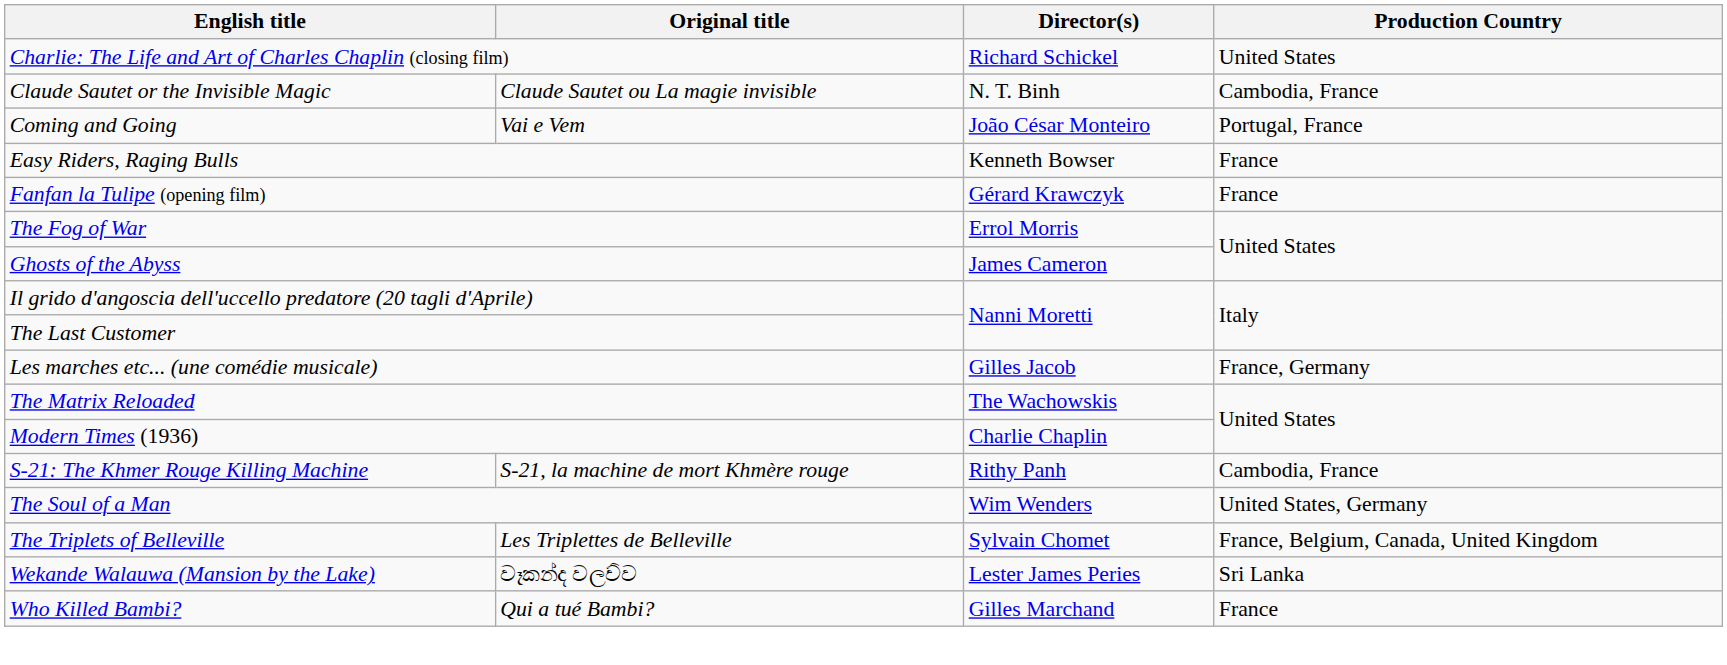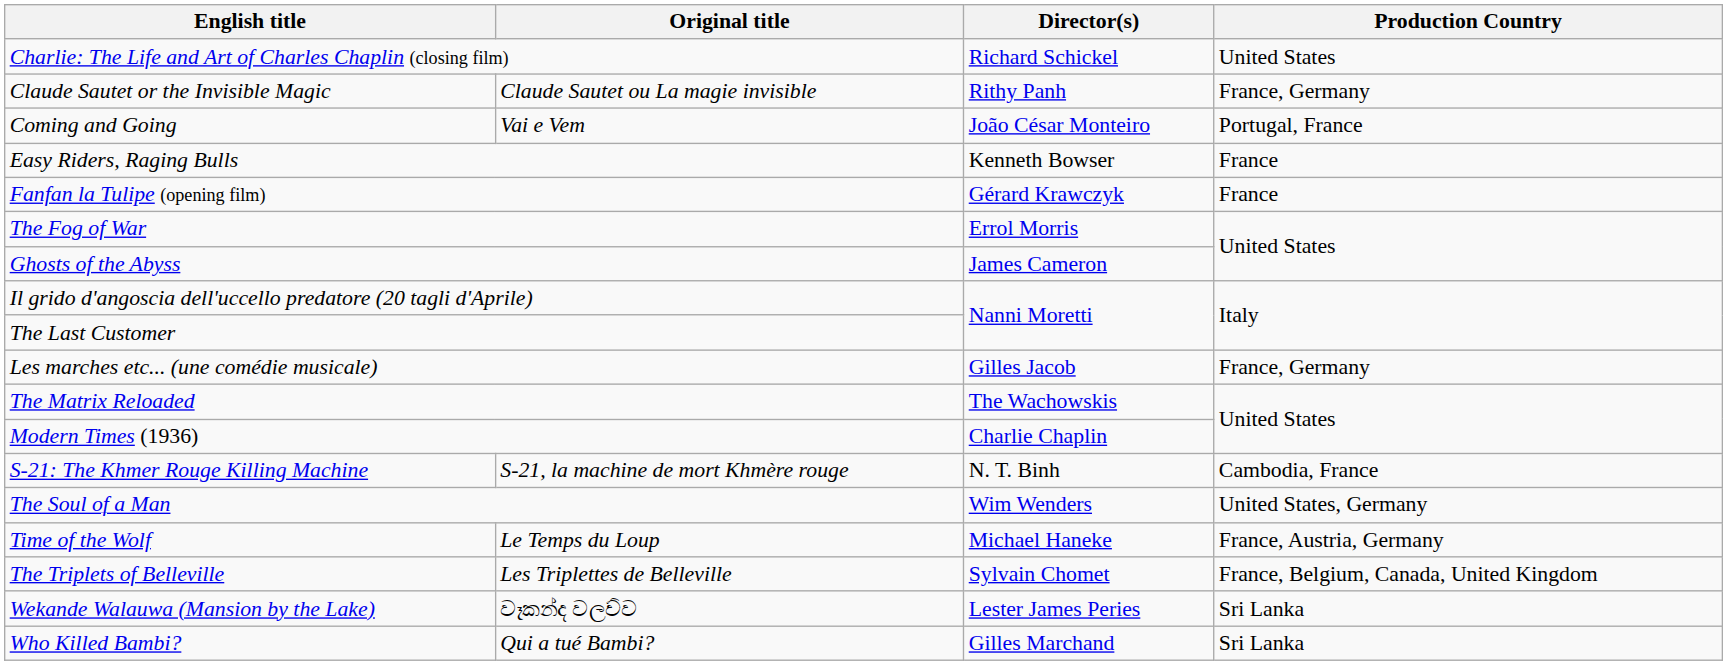(1014, 90) N. T. Binh -> (1017, 90) Rithy Panh
(1299, 90) Cambodia, France -> (1294, 90) France, Germany
(1017, 470) Rithy Panh -> (1014, 470) N. T. Binh
+ row: (80, 539)
(1248, 608) France -> (1261, 642) Sri Lanka
